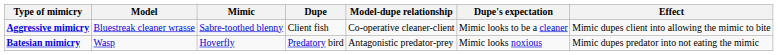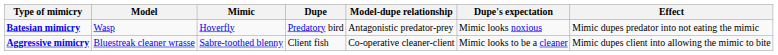rows swapped: (43, 43) <-> (48, 27)
